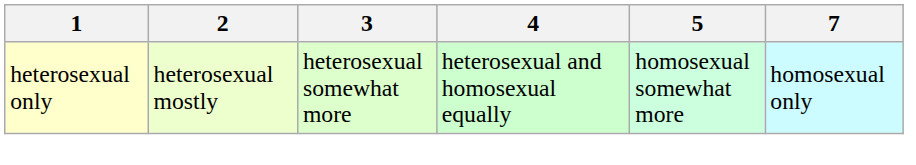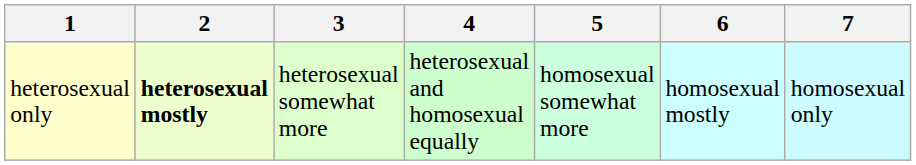+ column: (723, 23)
(213, 87) normal -> (204, 100) bold
